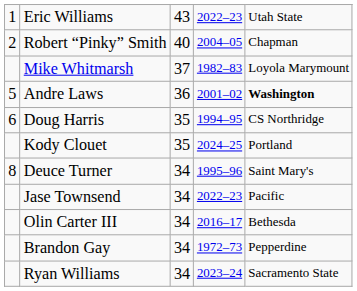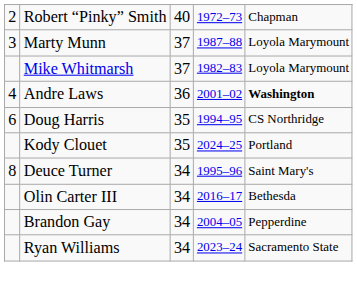- row: (68, 17)
(220, 42) 2004–05 -> (220, 17) 1972–73
+ row: (65, 42)
(12, 94) 5 -> (12, 94) 4
- row: (72, 196)
(220, 247) 1972–73 -> (220, 222) 2004–05
